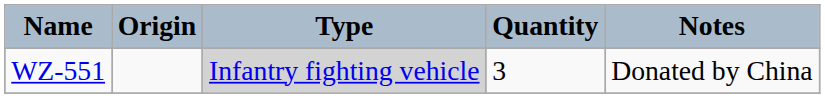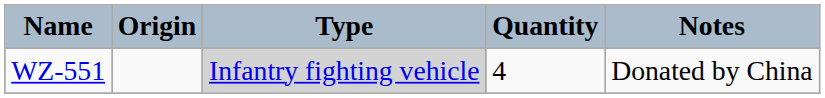(499, 70) 3 -> (499, 70) 4
